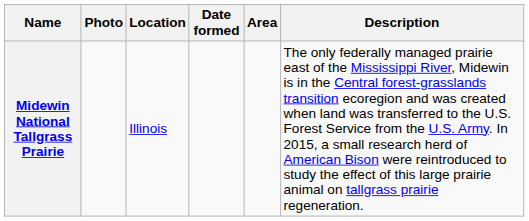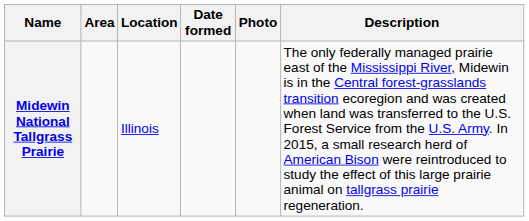columns swapped: (104, 22) <-> (262, 22)
